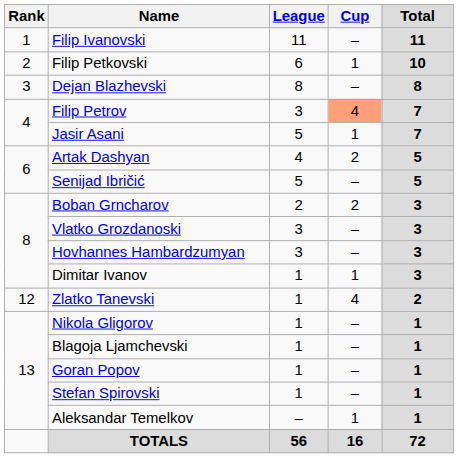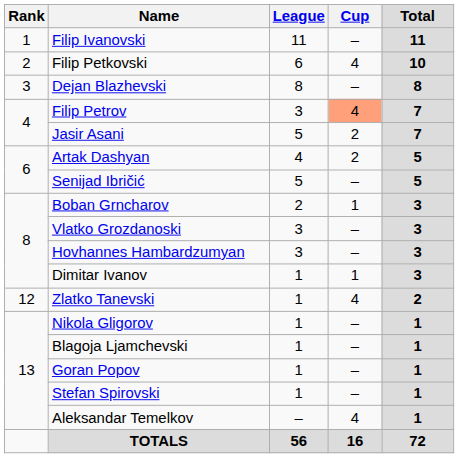(355, 63) 1 -> (355, 63) 4
(355, 134) 1 -> (355, 134) 2
(355, 205) 2 -> (355, 205) 1
(355, 417) 1 -> (355, 417) 4
